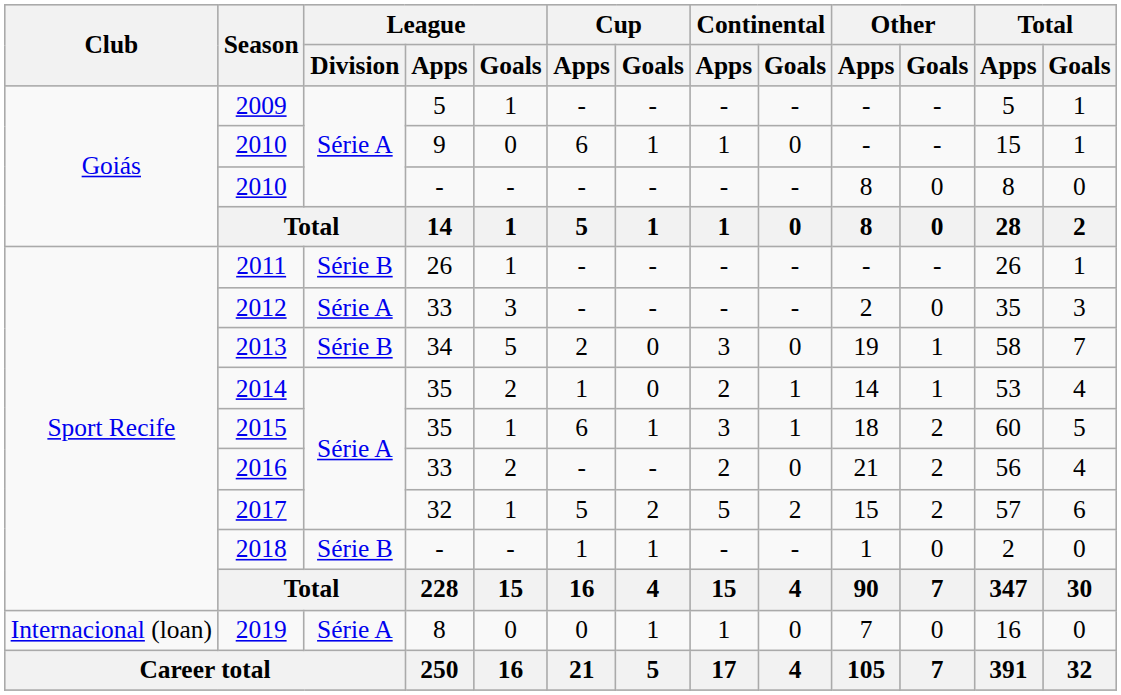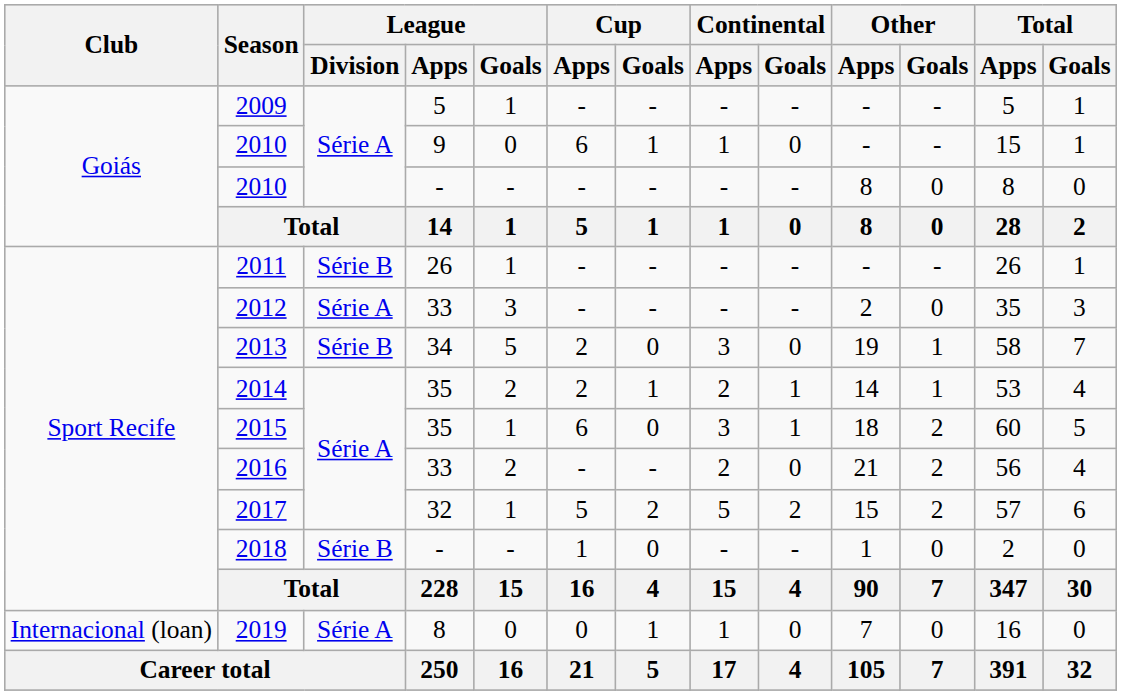(582, 387) 1 -> (582, 387) 2
(653, 387) 0 -> (653, 387) 1
(653, 428) 1 -> (653, 428) 0
(653, 549) 1 -> (653, 549) 0
